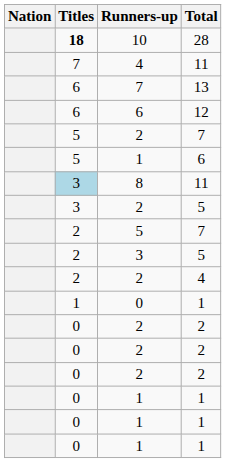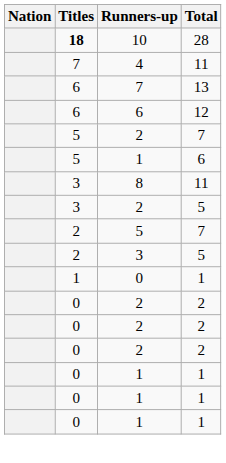(76, 183) lightblue background -> (76, 183) no background
- row: (139, 278)
